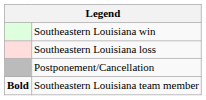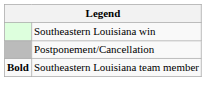- row: (95, 50)
